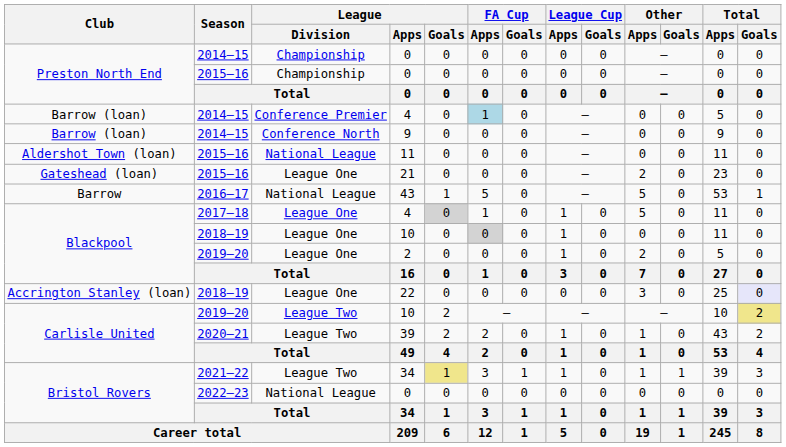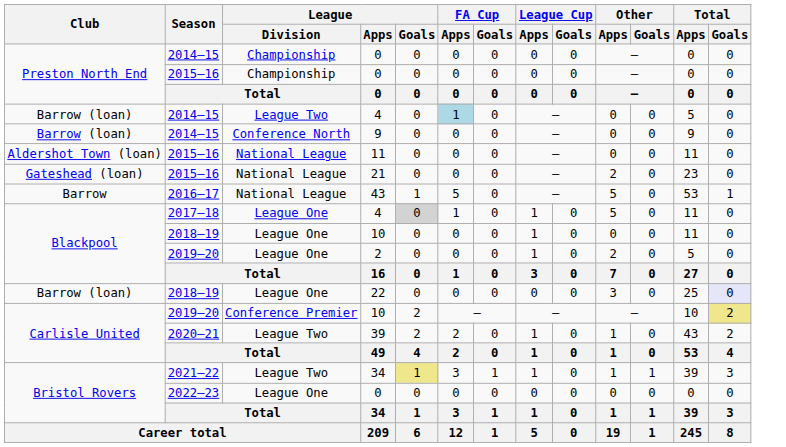(321, 114) Conference Premier -> (291, 114) League Two
(321, 174) League One -> (291, 174) National League
(485, 234) lightgrey background -> (456, 234) no background
(99, 293) Accrington Stanley (loan) -> (85, 293) Barrow (loan)
(321, 313) League Two -> (291, 313) Conference Premier
(321, 393) National League -> (291, 393) League One
